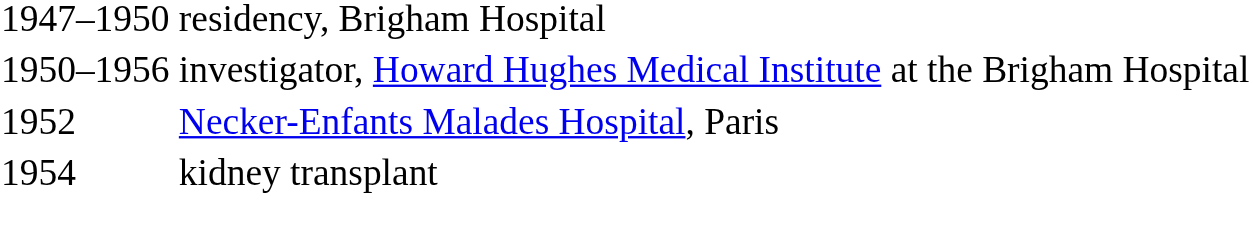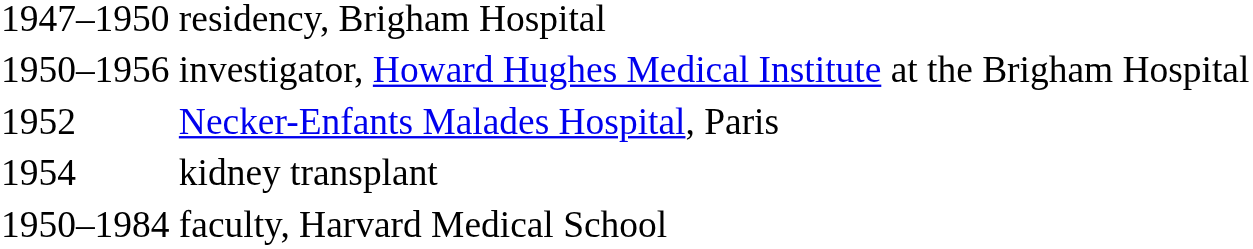+ row: (423, 224)
